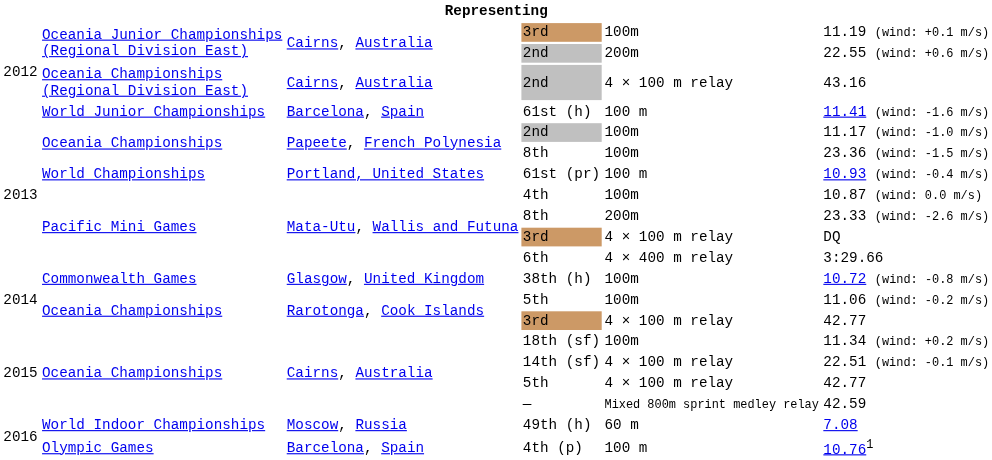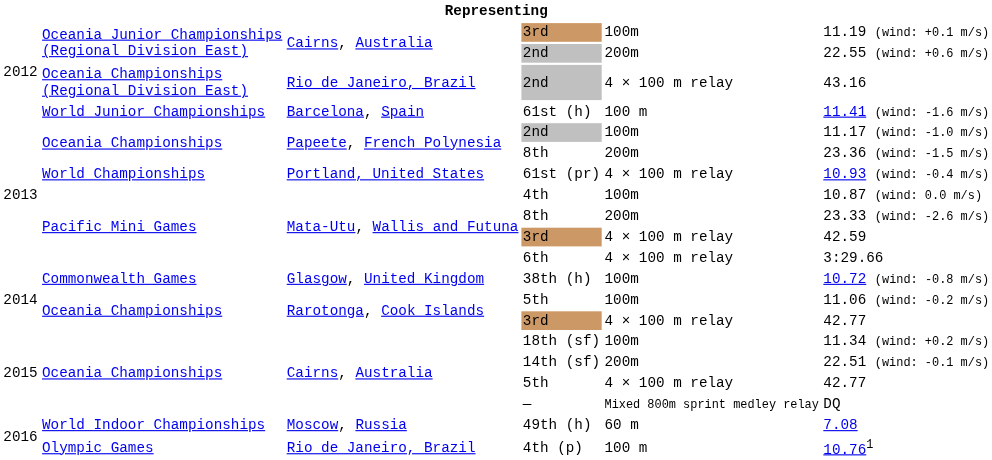(360, 82) Cairns, Australia -> (381, 82) Rio de Janeiro, Brazil
(622, 153) 100m -> (622, 153) 200m
(626, 174) 100 m -> (669, 174) 4 × 100 m relay
(832, 237) DQ -> (845, 237) 42.59
(669, 258) 4 × 400 m relay -> (669, 258) 4 × 100 m relay
(669, 362) 4 × 100 m relay -> (622, 362) 200m
(845, 404) 42.59 -> (832, 404) DQ
(355, 448) Barcelona, Spain -> (381, 448) Rio de Janeiro, Brazil
